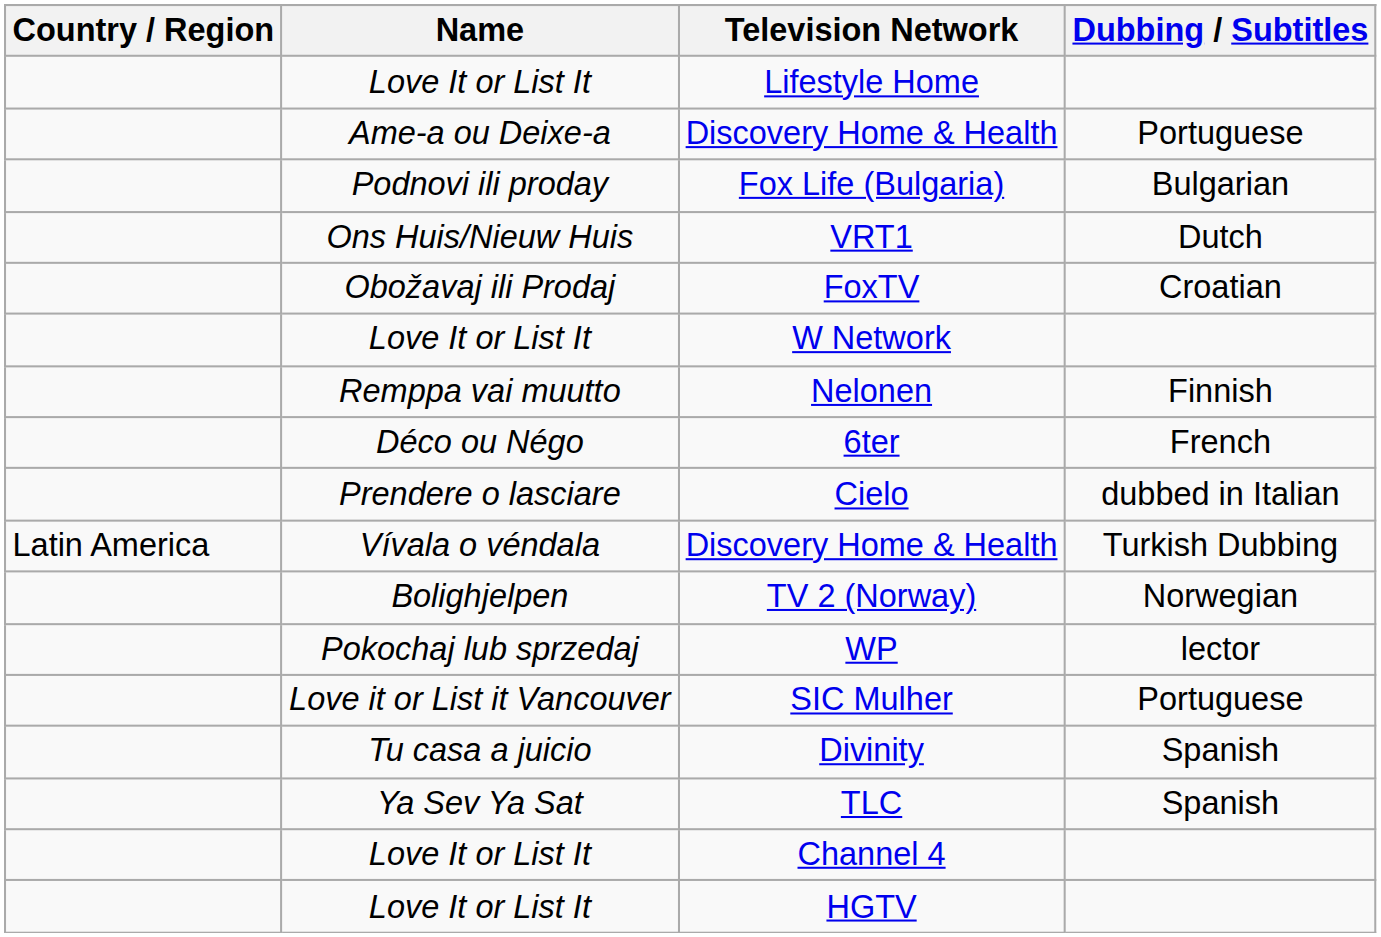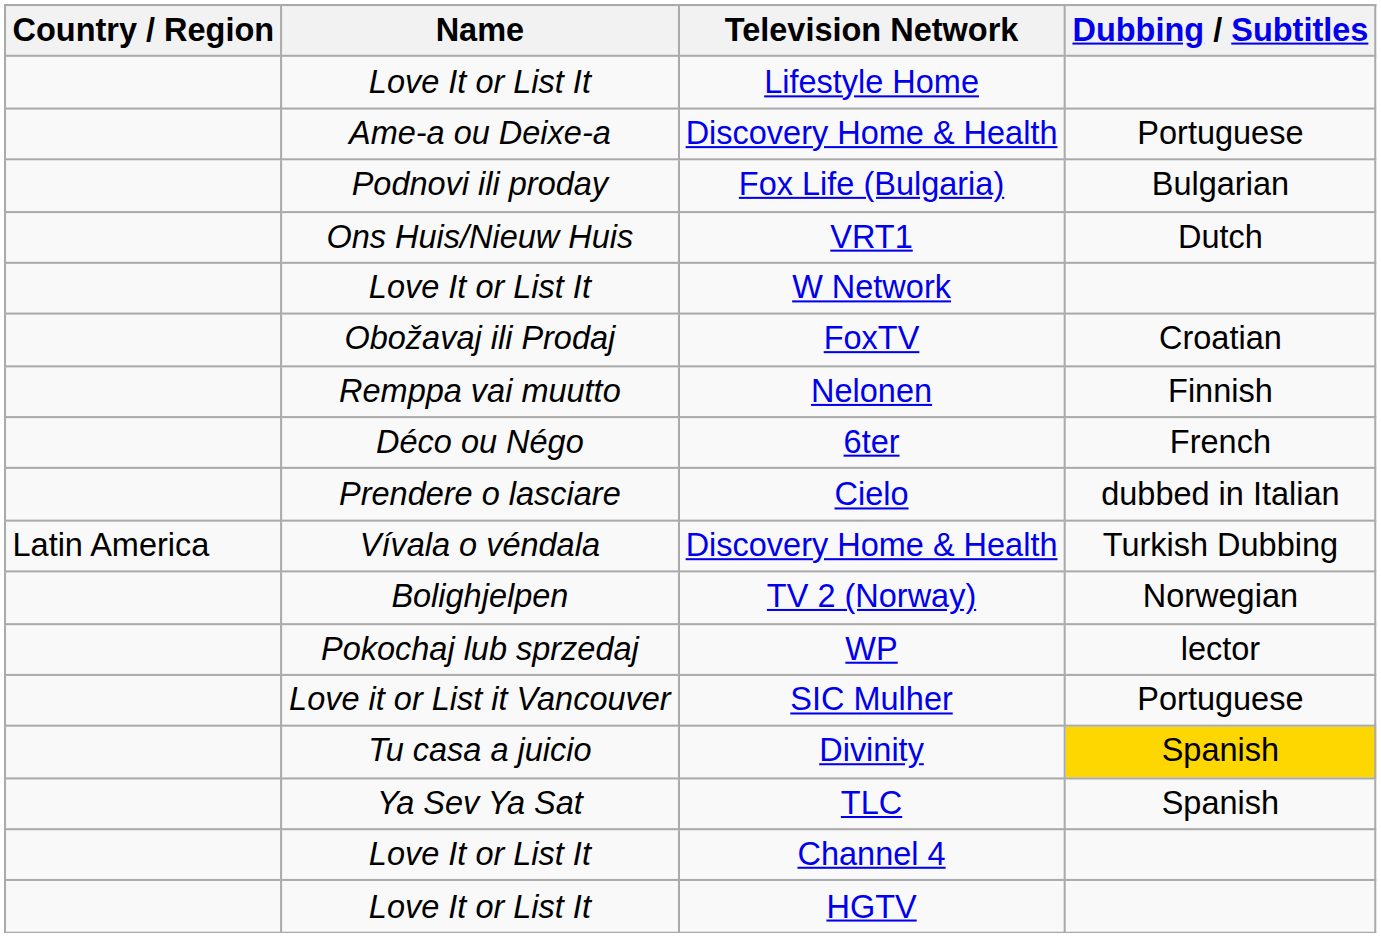rows swapped: (480, 339) <-> (480, 287)
(1220, 751) no background -> (1220, 751) gold background
